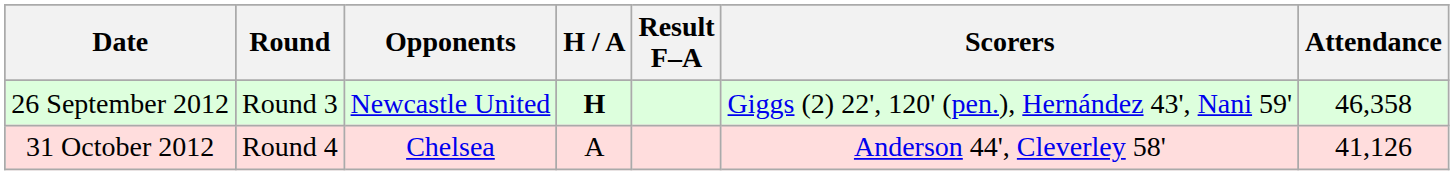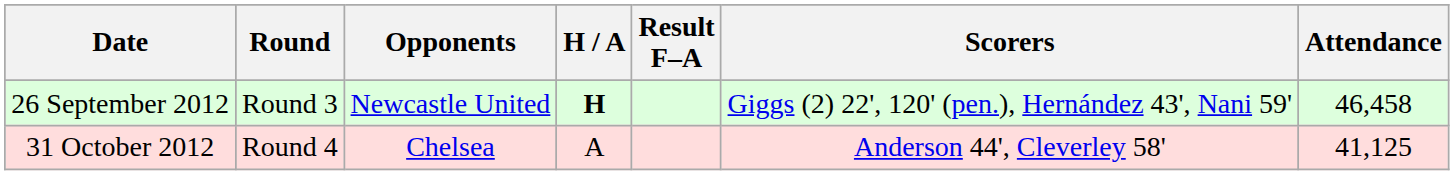(1373, 102) 46,358 -> (1373, 102) 46,458
(1373, 147) 41,126 -> (1373, 147) 41,125
